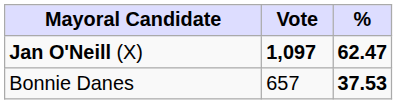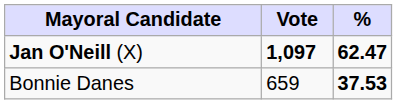(283, 83) 657 -> (283, 83) 659
